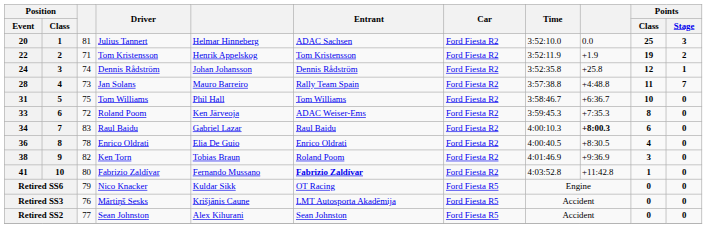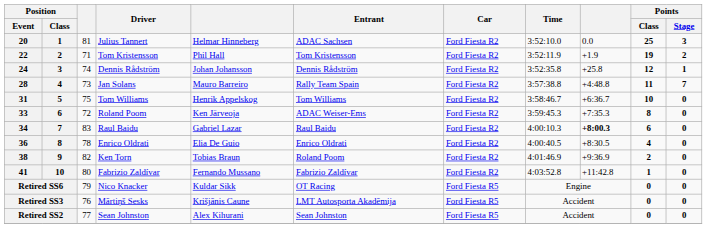(225, 55) Henrik Appelskog -> (209, 55) Phil Hall
(209, 98) Phil Hall -> (225, 98) Henrik Appelskog
(649, 157) 3 -> (649, 157) 2
(329, 171) bold -> (327, 171) normal
